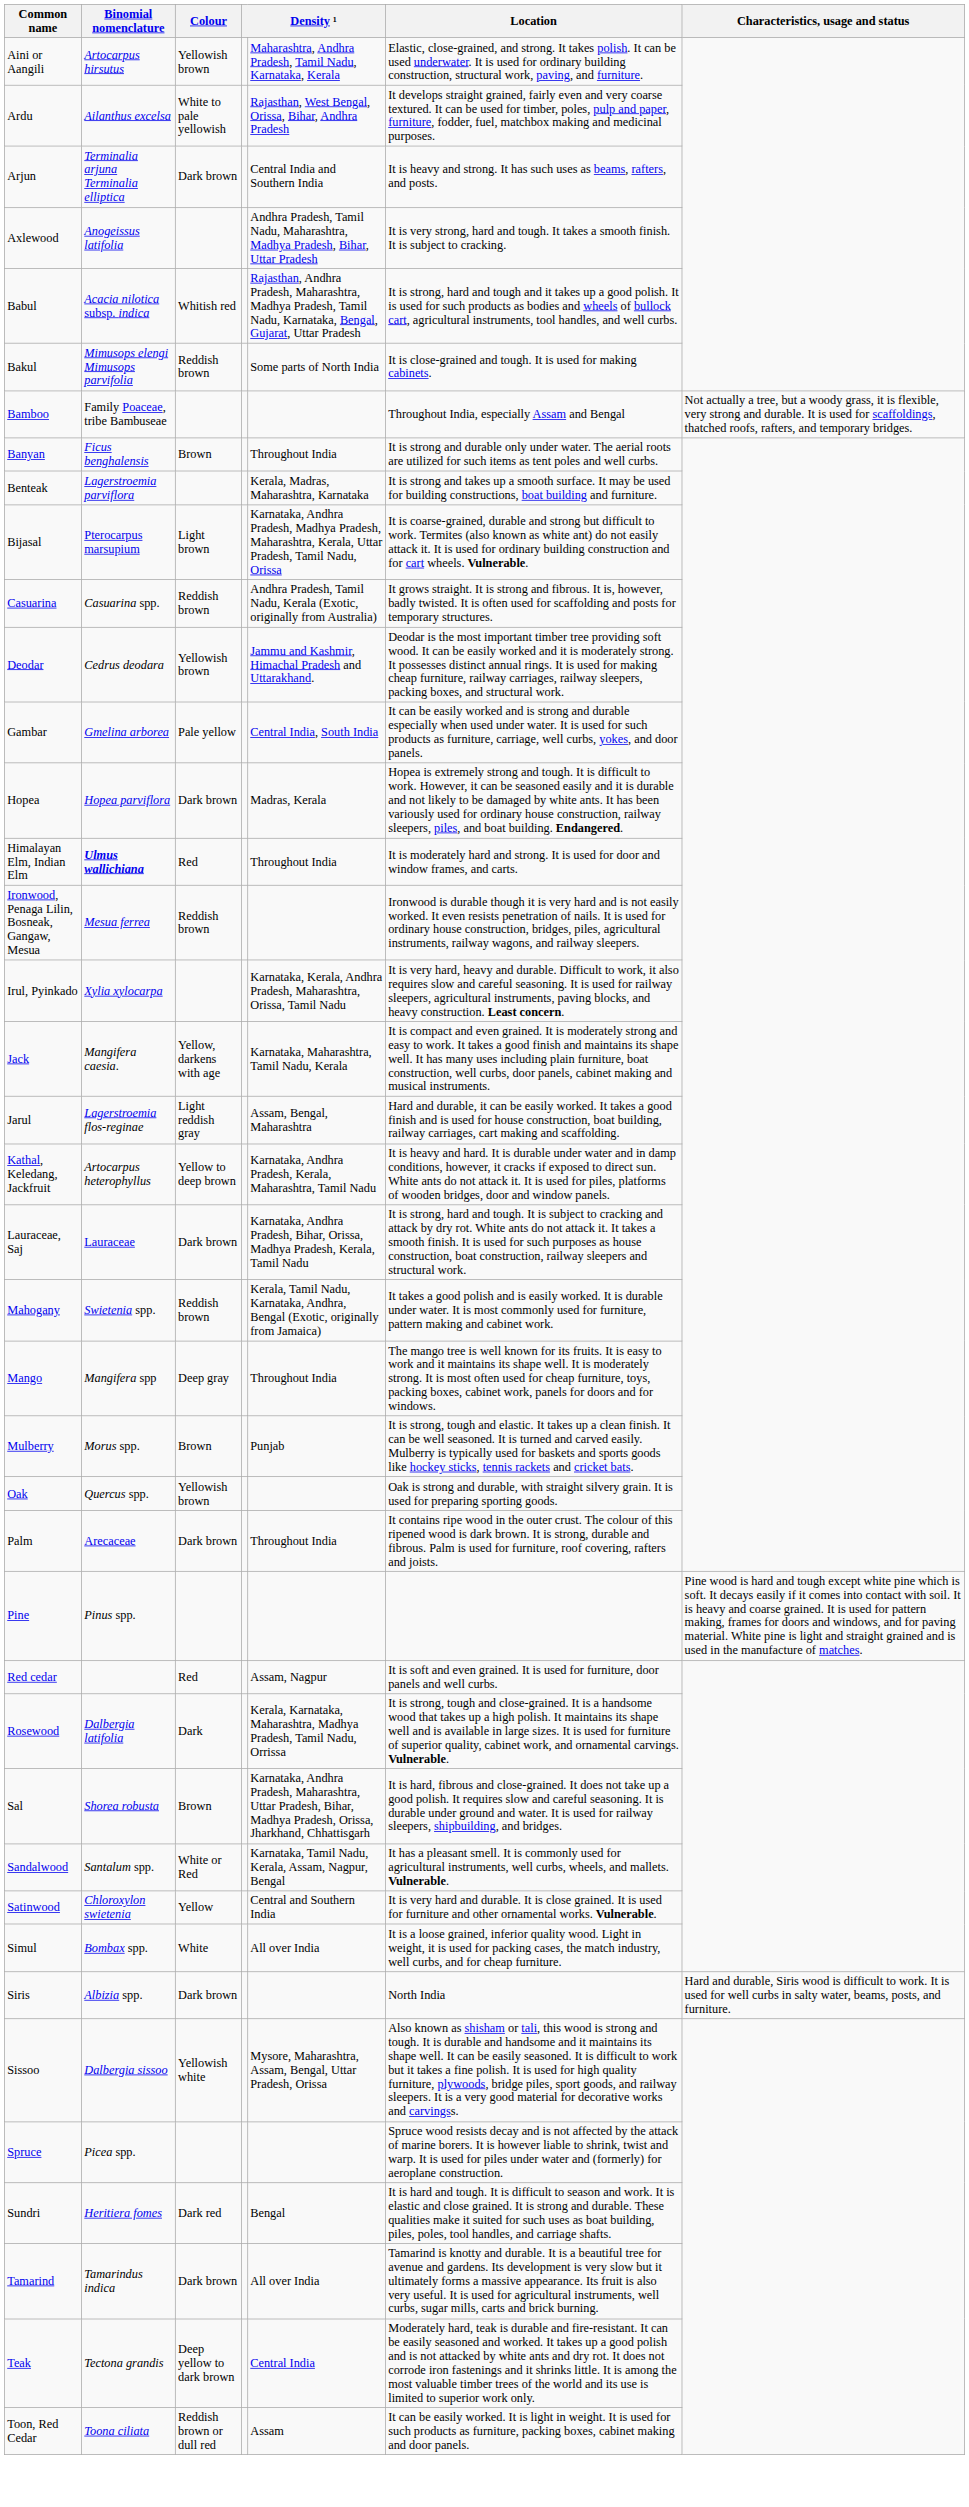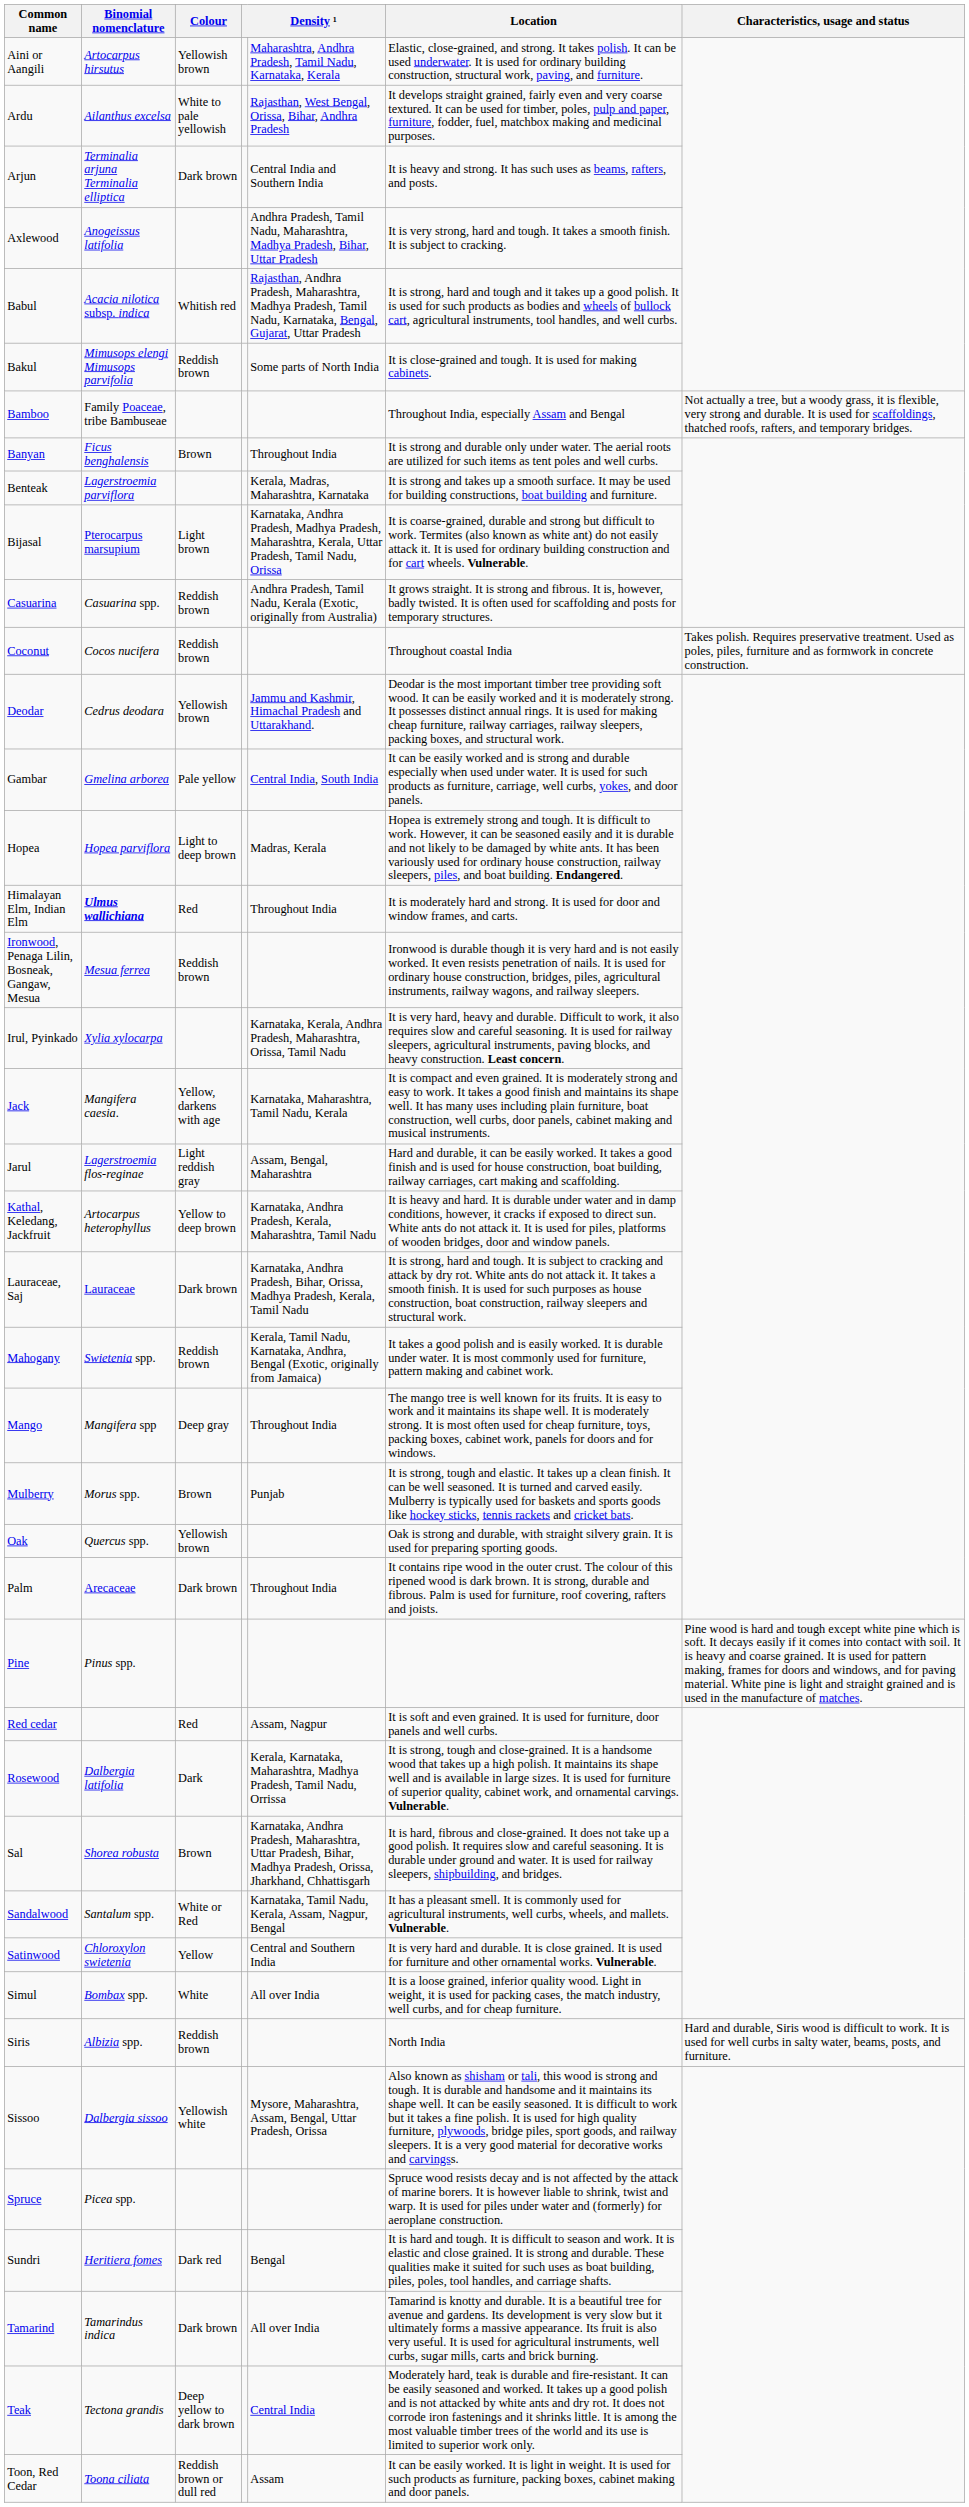+ row: (28, 650)
(208, 800) Dark brown -> (207, 847) Light to deep brown
(208, 1995) Dark brown -> (198, 2042) Reddish brown
